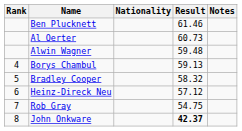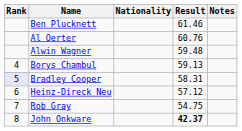(190, 39) 60.73 -> (190, 39) 60.76
(16, 79) no background -> (16, 79) lavender background
(190, 79) 58.32 -> (190, 79) 58.31
